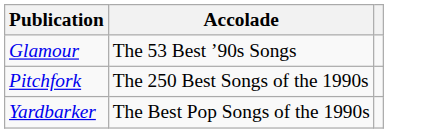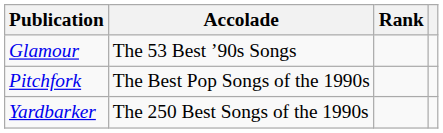+ column: (401, 19)
(241, 81) The 250 Best Songs of the 1990s -> (241, 81) The Best Pop Songs of the 1990s
(241, 111) The Best Pop Songs of the 1990s -> (241, 111) The 250 Best Songs of the 1990s
